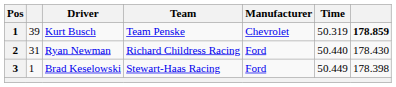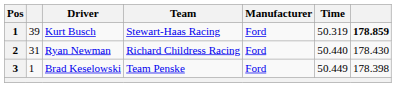(156, 32) Team Penske -> (173, 32) Stewart-Haas Racing
(267, 32) Chevrolet -> (256, 32) Ford
(173, 68) Stewart-Haas Racing -> (156, 68) Team Penske
